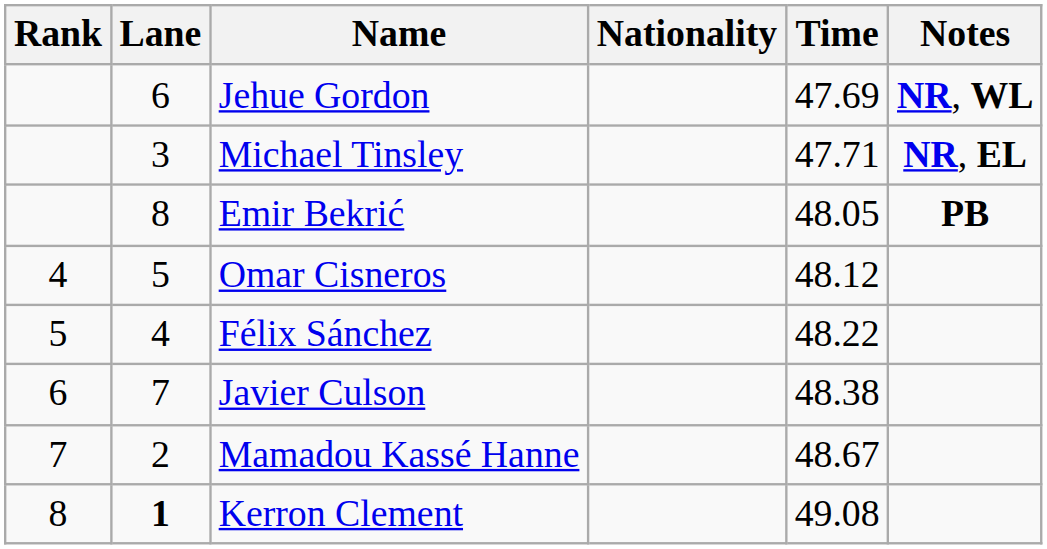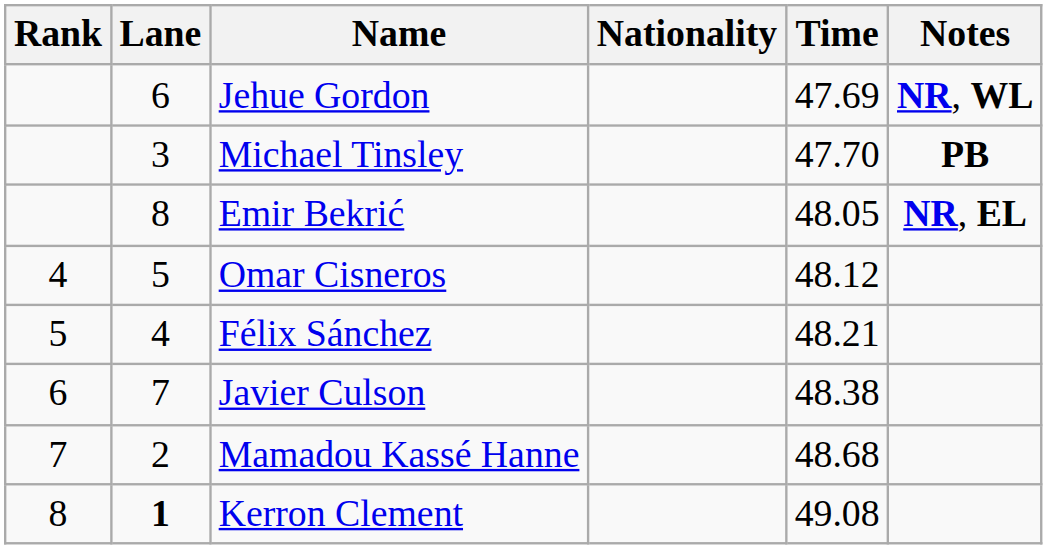(837, 154) 47.71 -> (837, 154) 47.70
(965, 154) NR, ЕL -> (965, 154) PB
(965, 214) PB -> (965, 214) NR, ЕL
(837, 333) 48.22 -> (837, 333) 48.21
(837, 453) 48.67 -> (837, 453) 48.68
